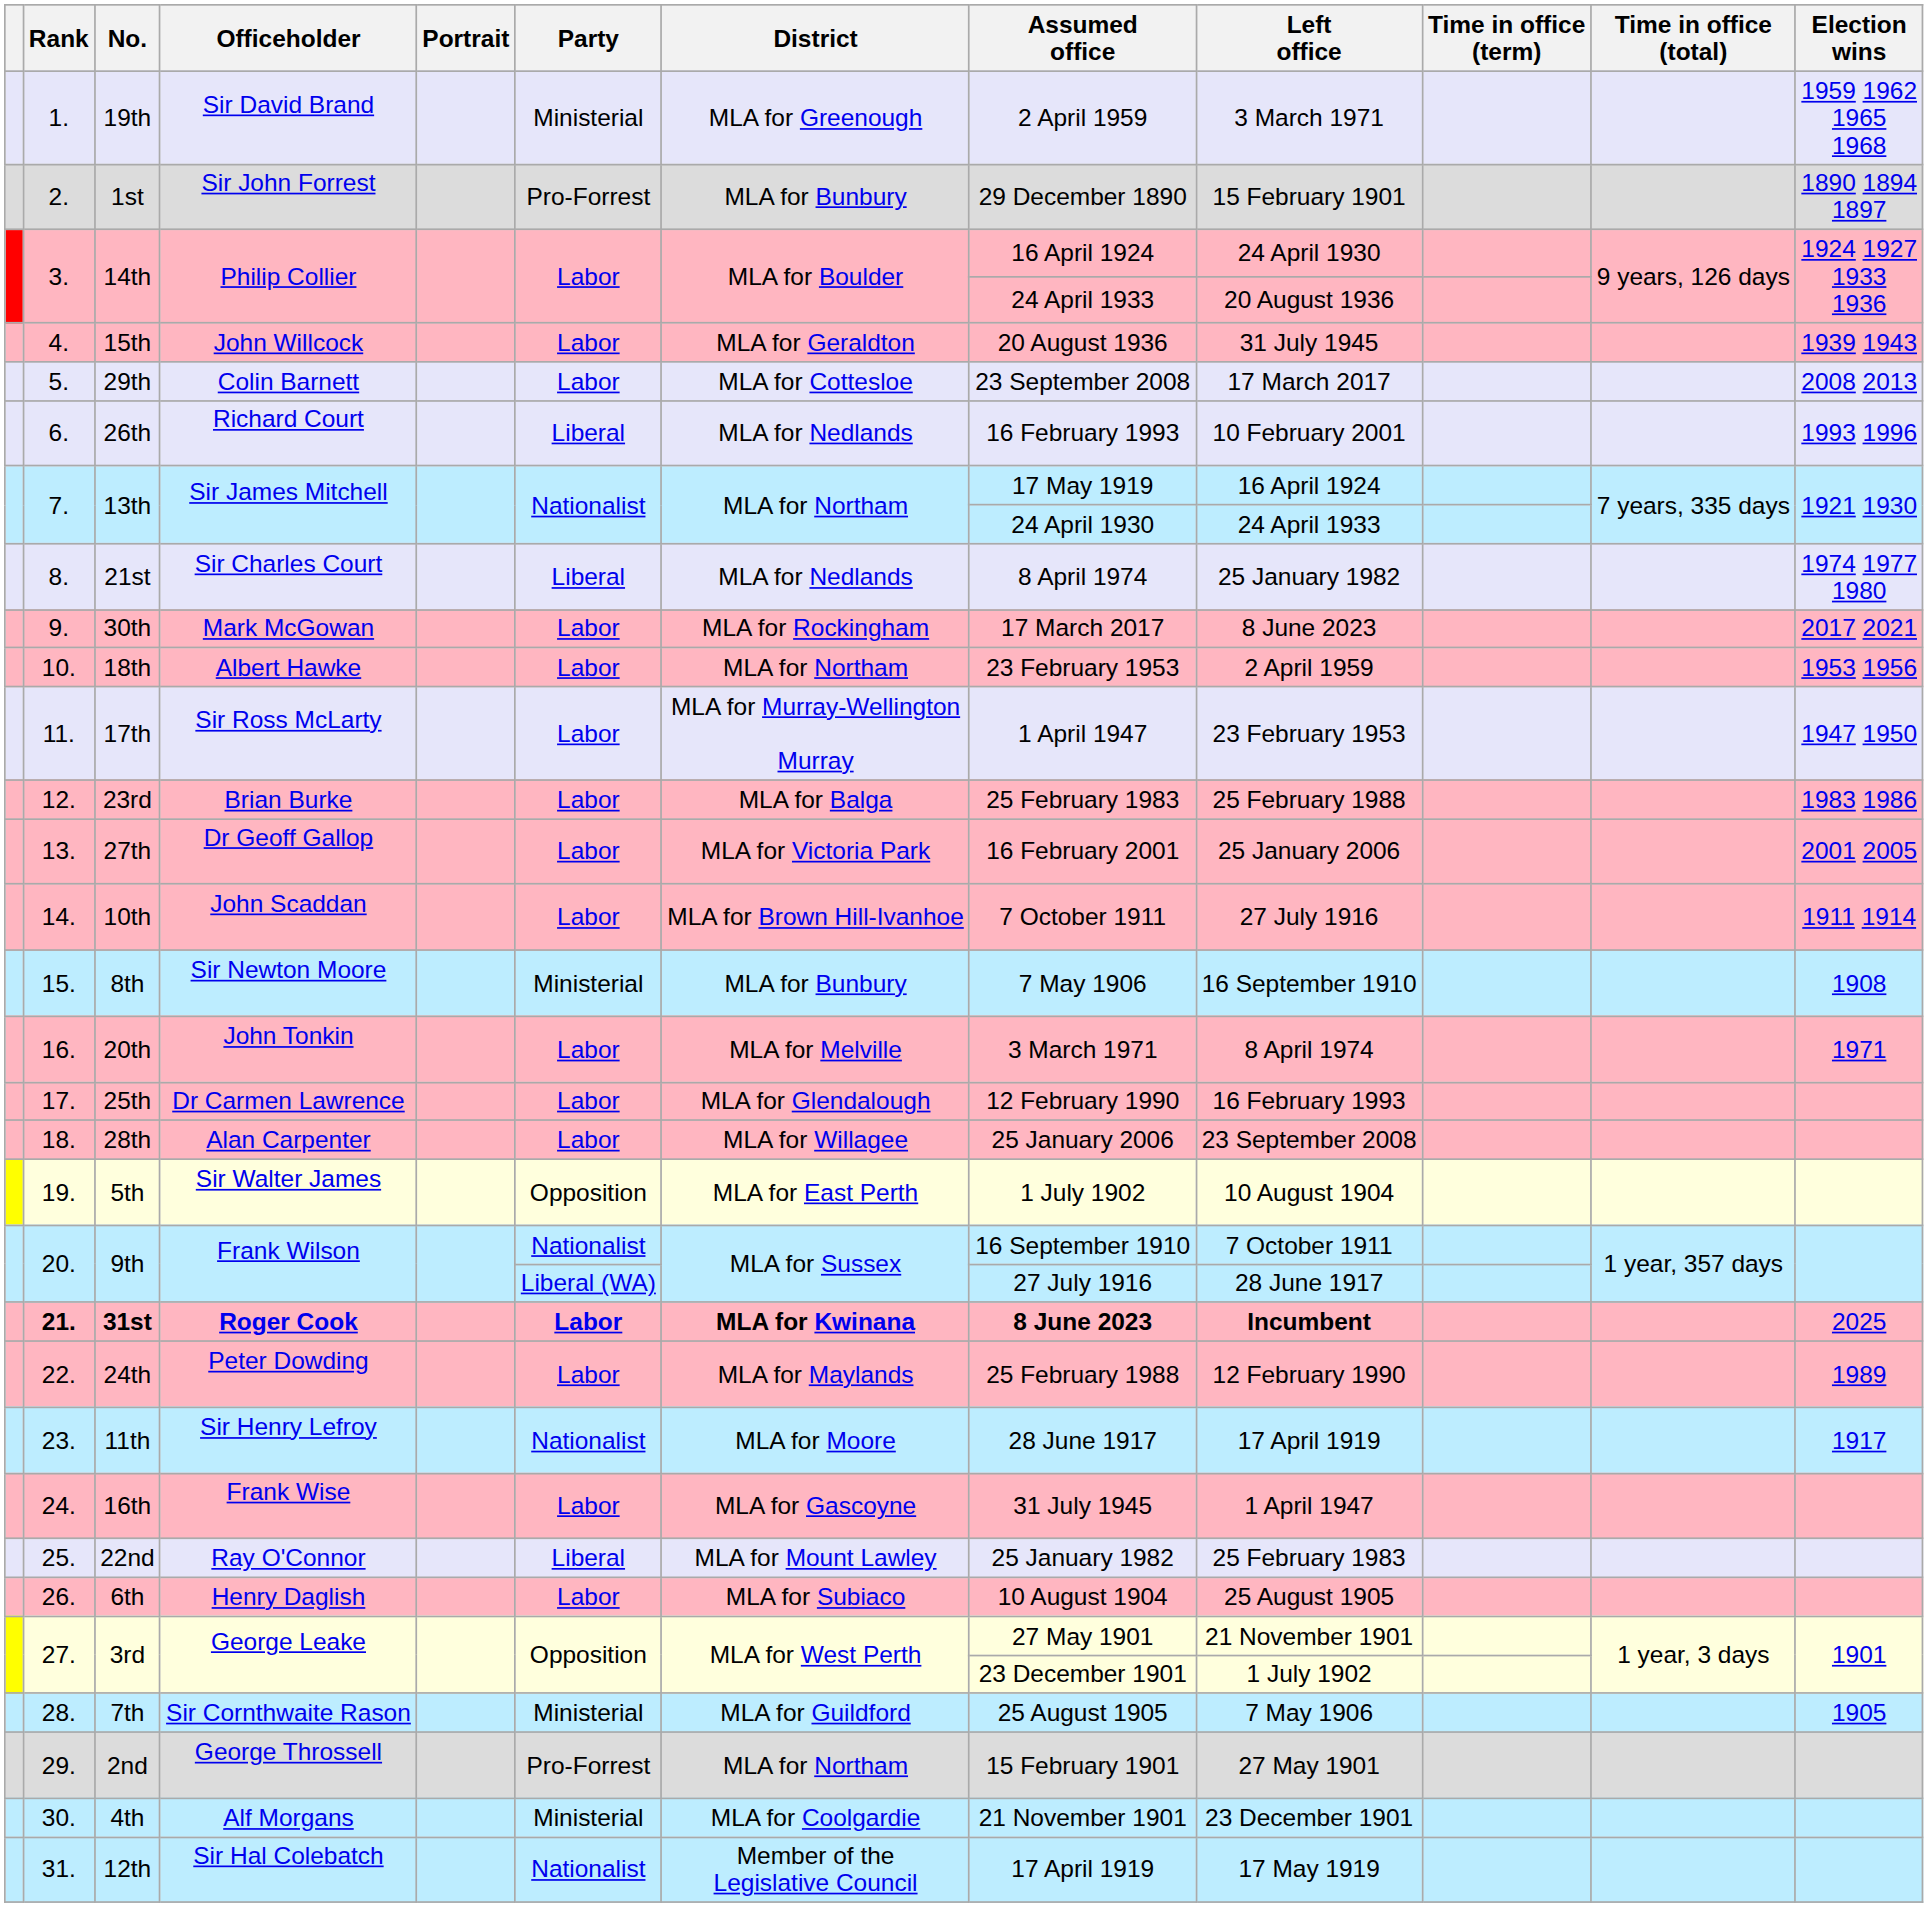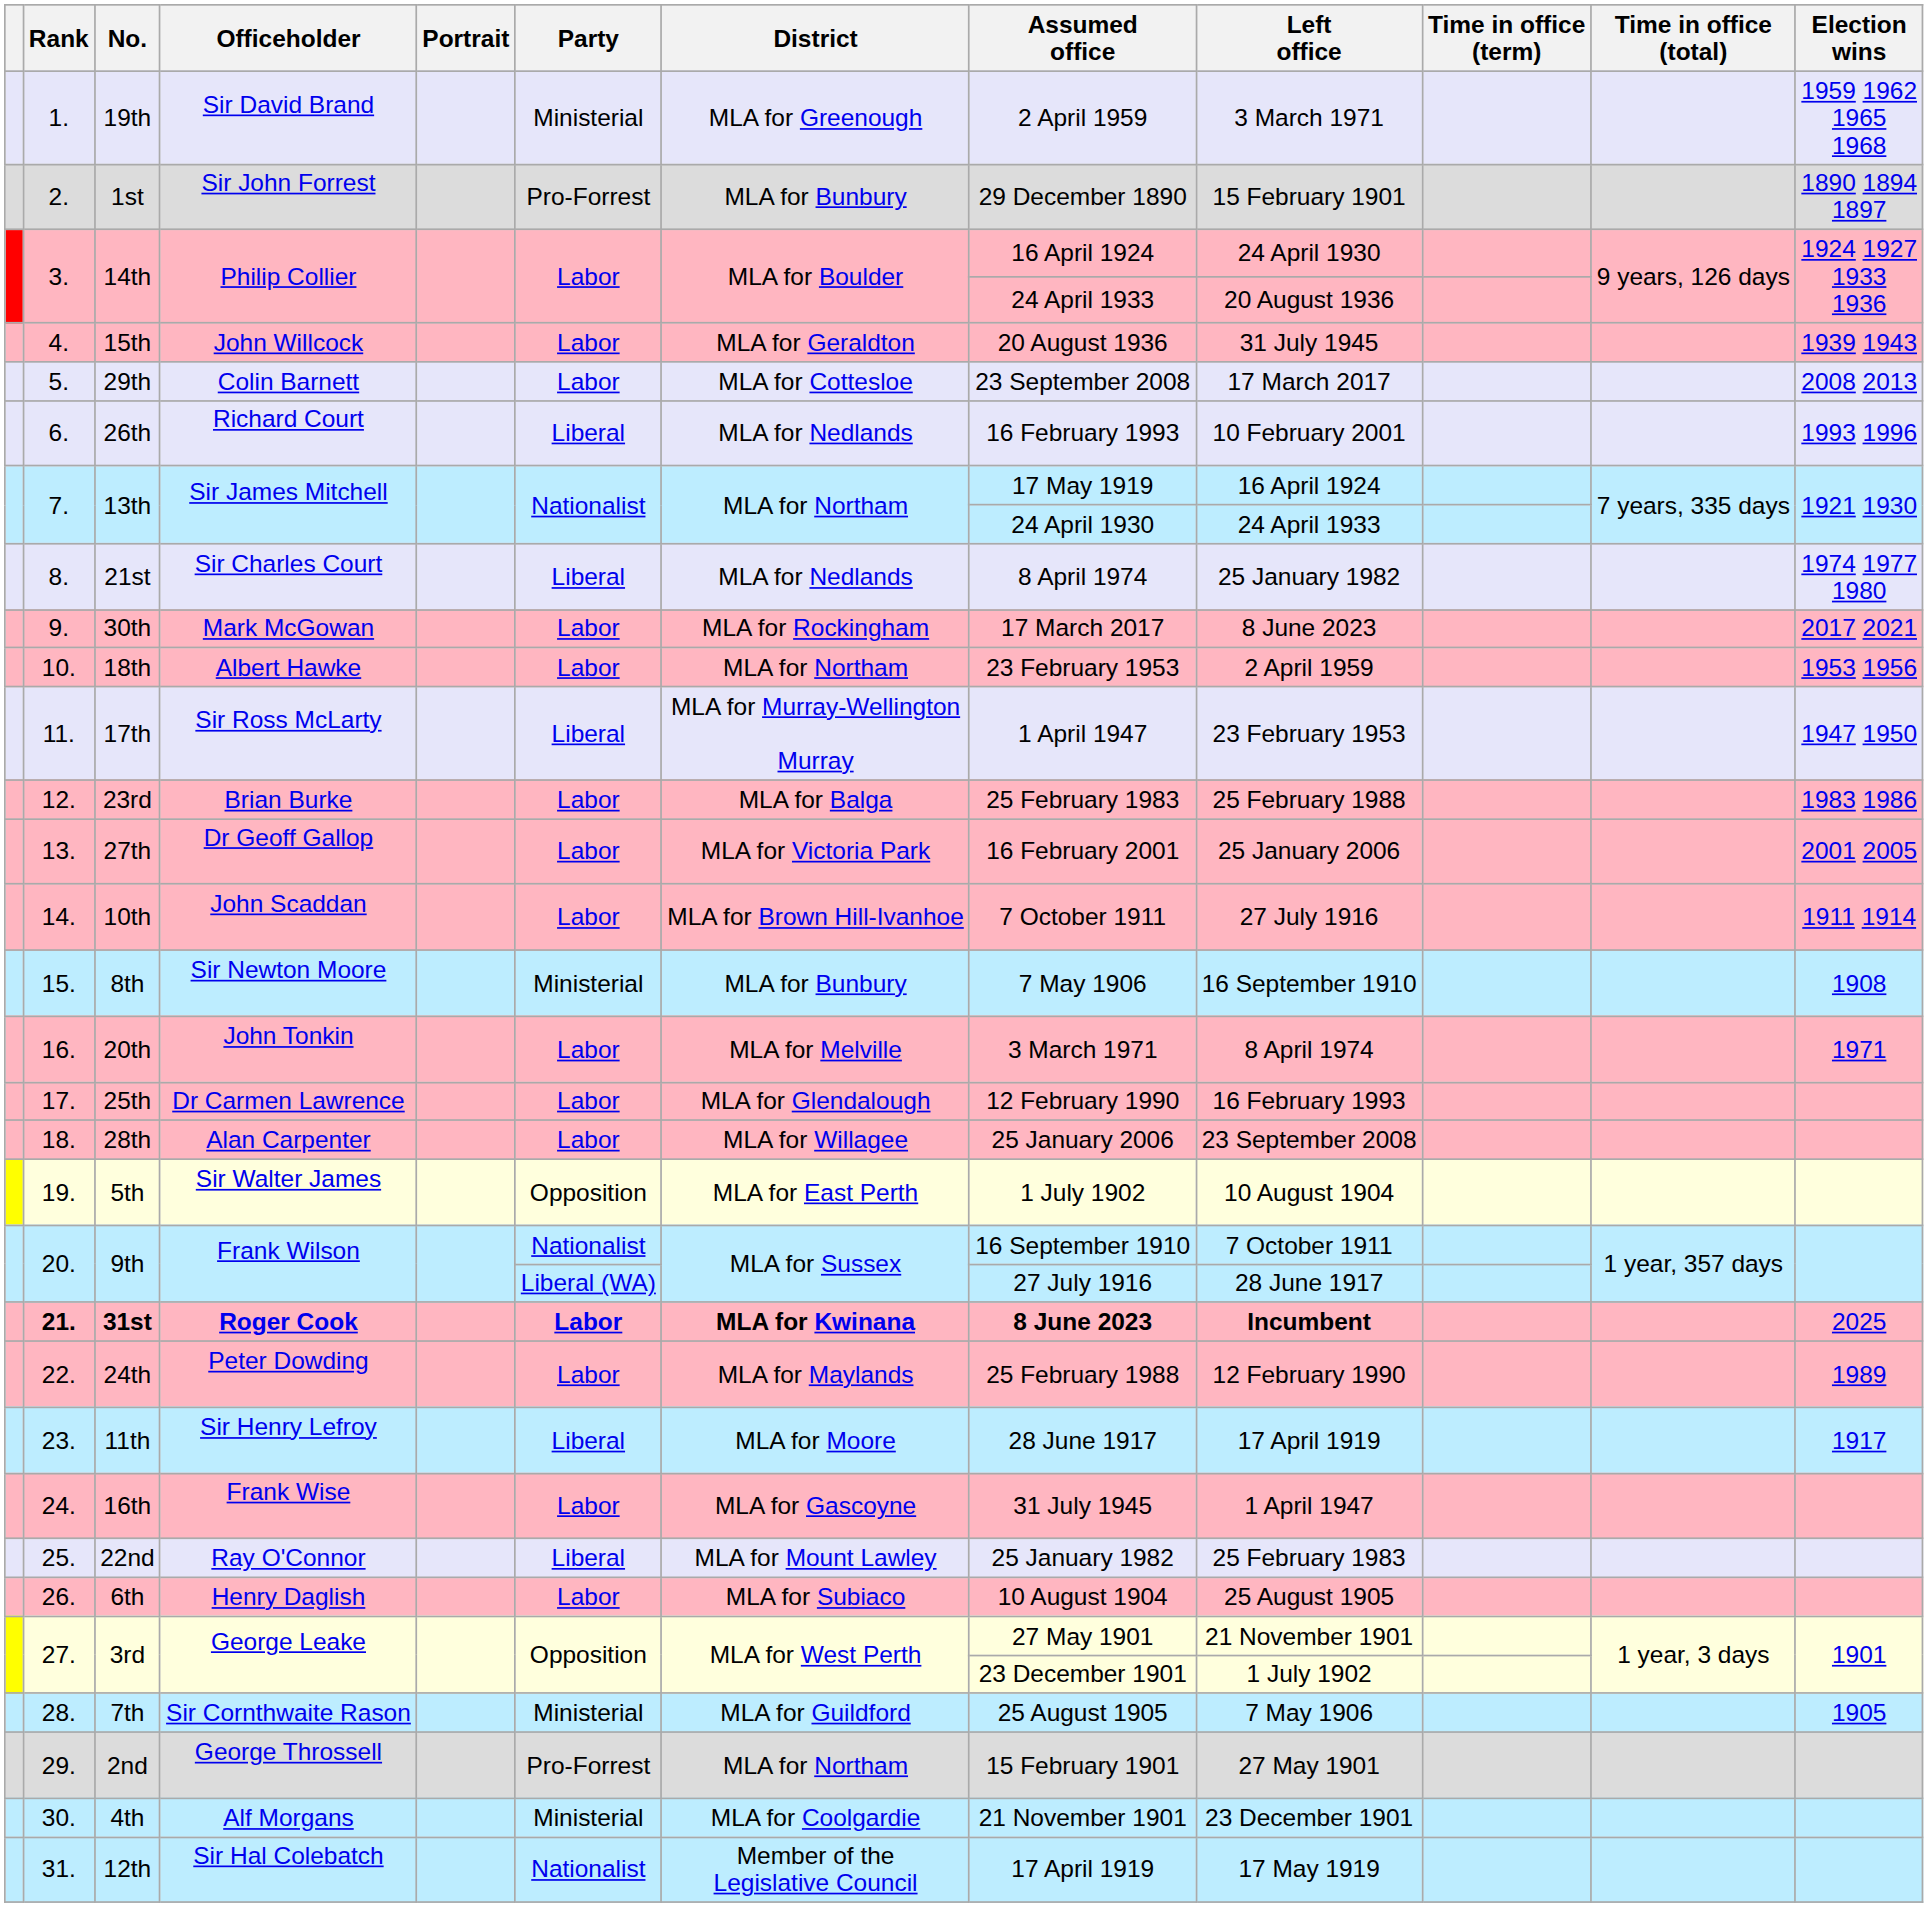(588, 733) Labor -> (588, 733) Liberal
(588, 1440) Nationalist -> (588, 1440) Liberal
